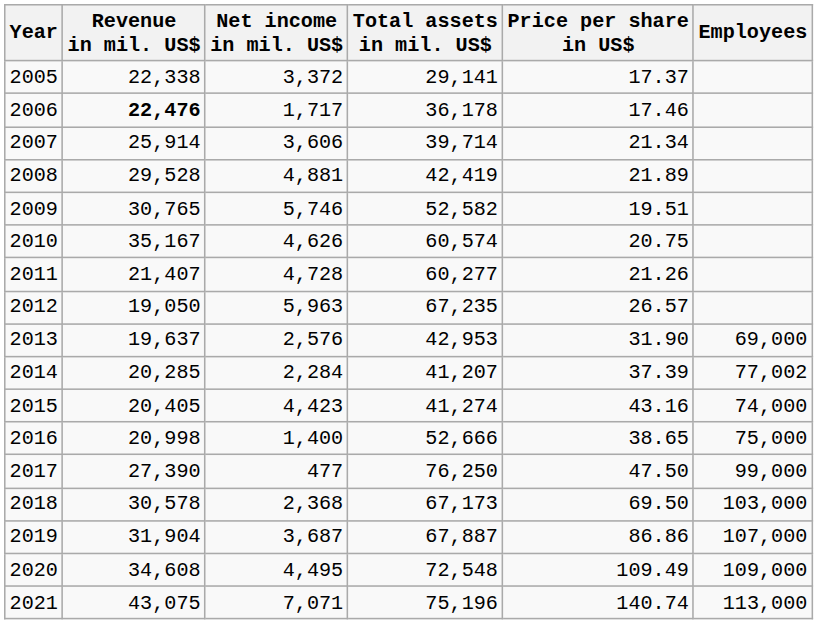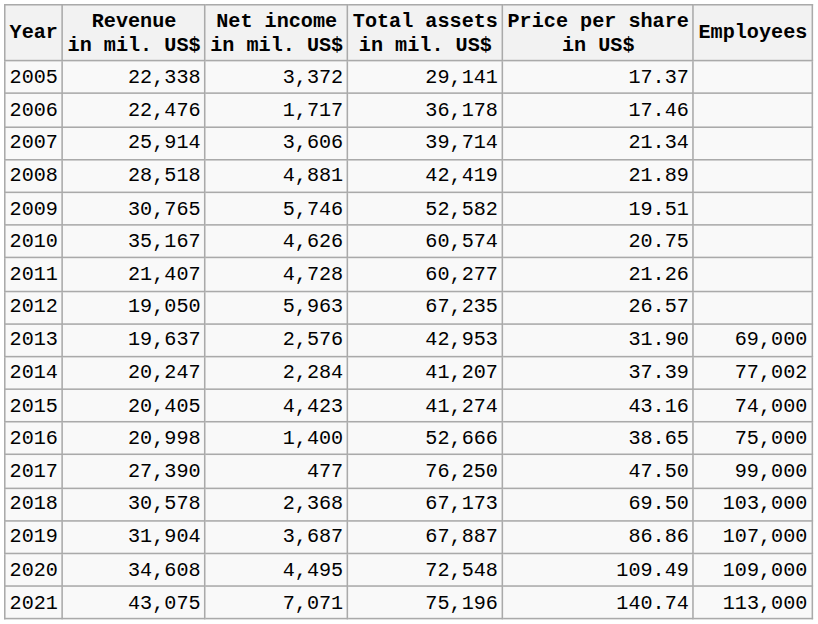(164, 110) bold -> (164, 110) normal
(164, 176) 29,528 -> (164, 176) 28,518
(164, 373) 20,285 -> (164, 373) 20,247
